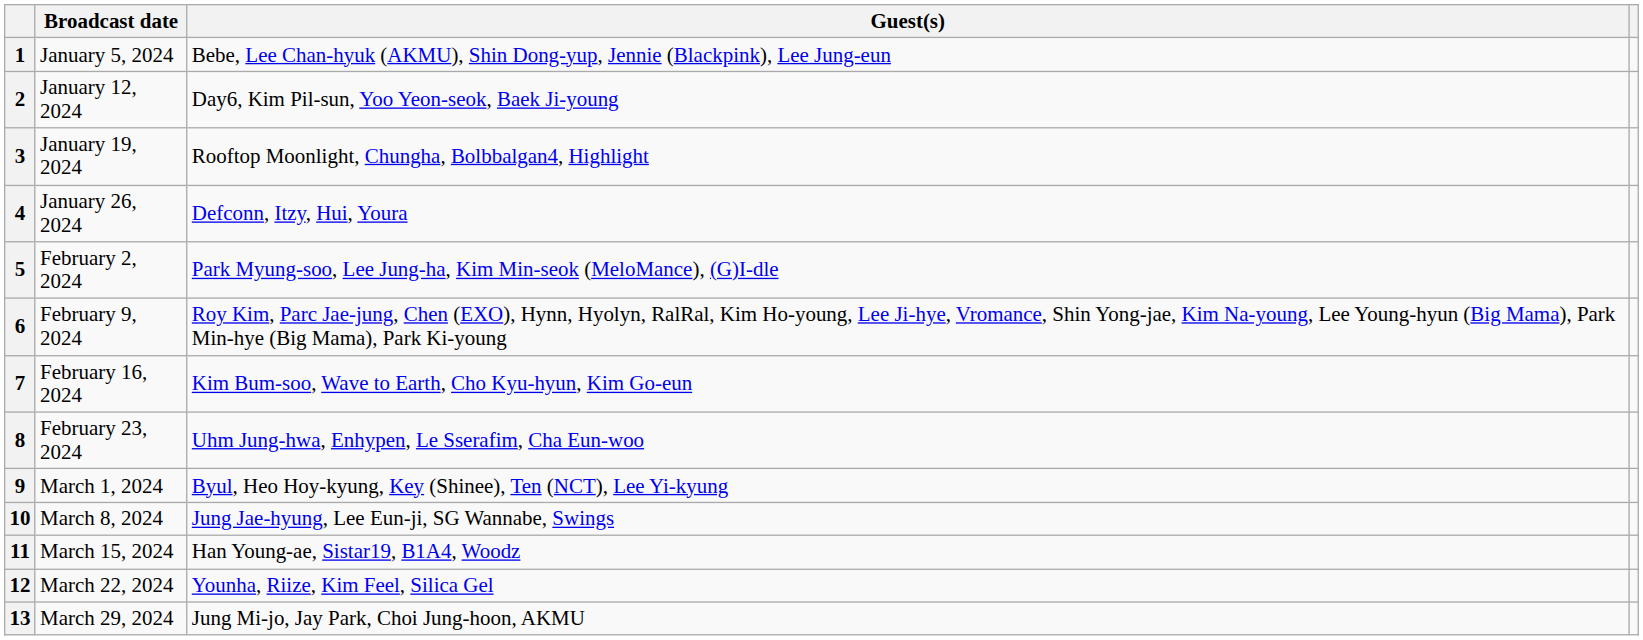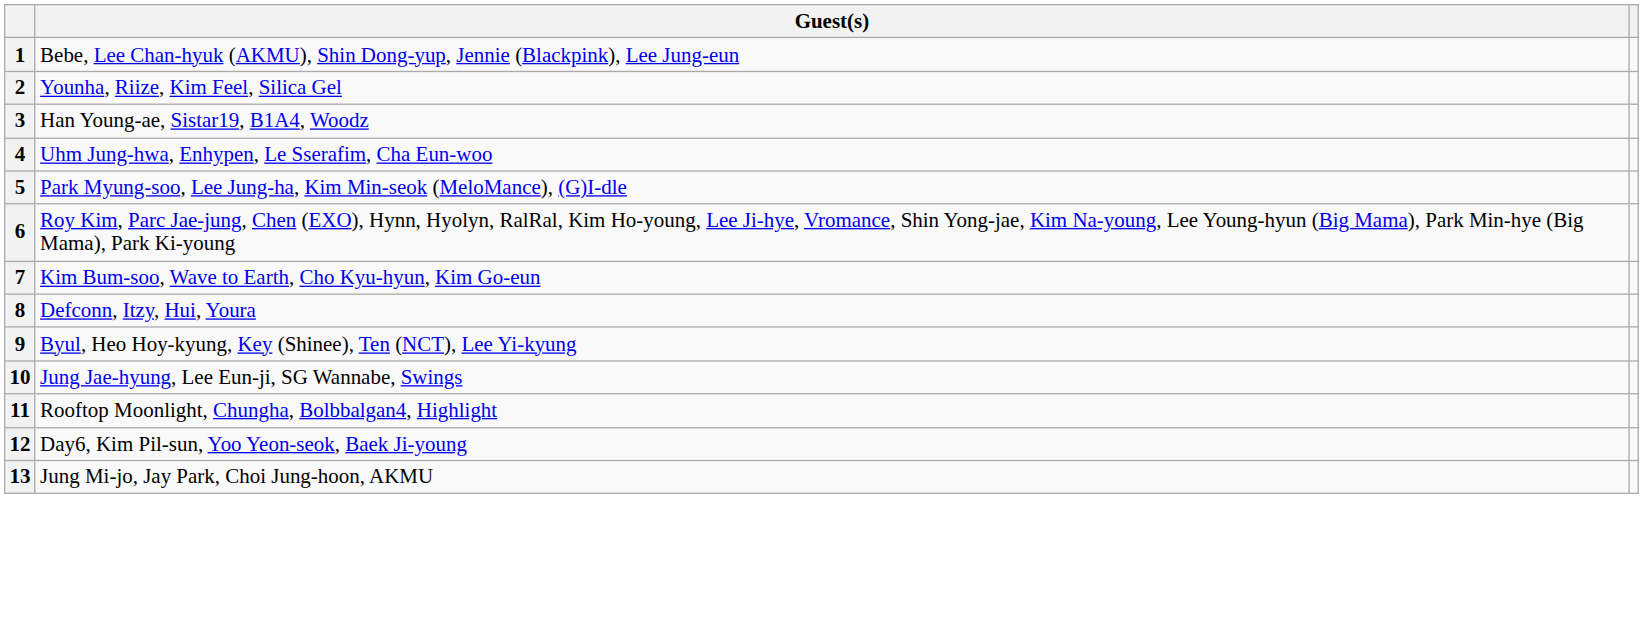- column: (111, 21)
(405, 99) Day6, Kim Pil-sun, Yoo Yeon-seok, Baek Ji-young -> (191, 87) Younha, Riize, Kim Feel, Silica Gel
(420, 156) Rooftop Moonlight, Chungha, Bolbbalgan4, Highlight -> (204, 120) Han Young-ae, Sistar19, B1A4, Woodz
(300, 213) Defconn, Itzy, Hui, Youra -> (266, 154) Uhm Jung-hwa, Enhypen, Le Sserafim, Cha Eun-woo
(418, 440) Uhm Jung-hwa, Enhypen, Le Sserafim, Cha Eun-woo -> (148, 310) Defconn, Itzy, Hui, Youra
(356, 551) Han Young-ae, Sistar19, B1A4, Woodz -> (269, 410) Rooftop Moonlight, Chungha, Bolbbalgan4, Highlight
(343, 585) Younha, Riize, Kim Feel, Silica Gel -> (254, 443) Day6, Kim Pil-sun, Yoo Yeon-seok, Baek Ji-young
